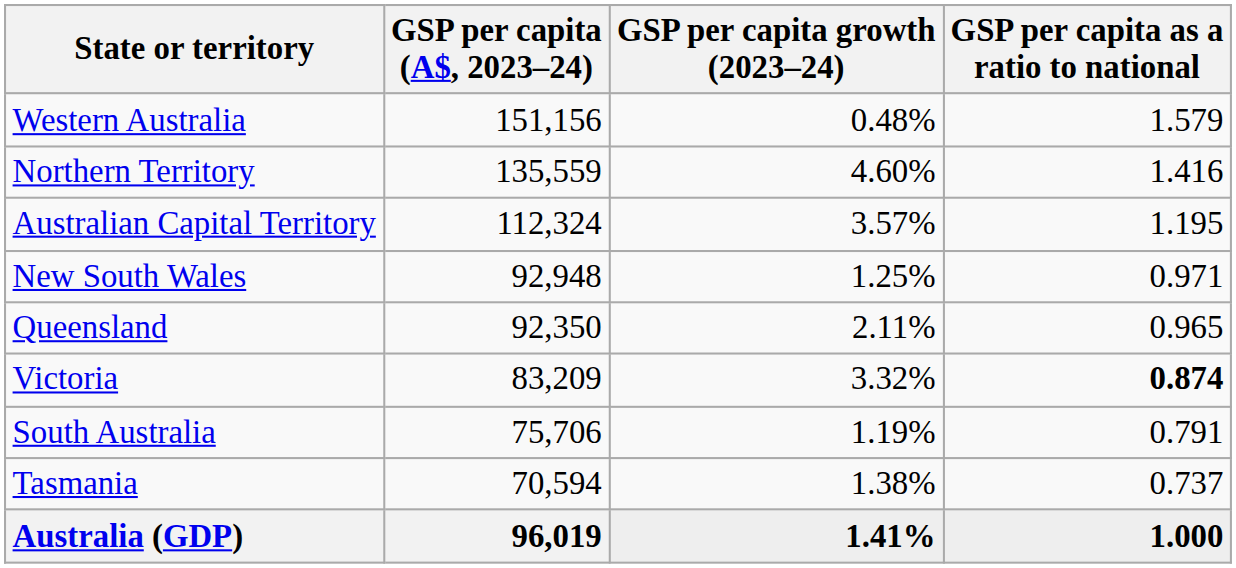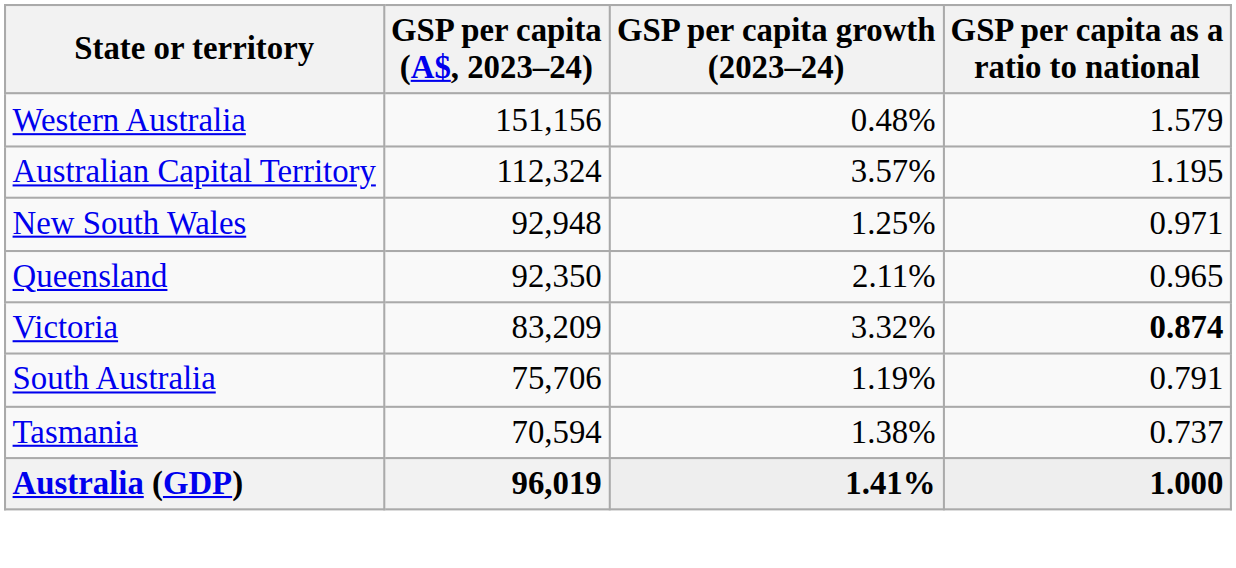- row: (134, 171)
